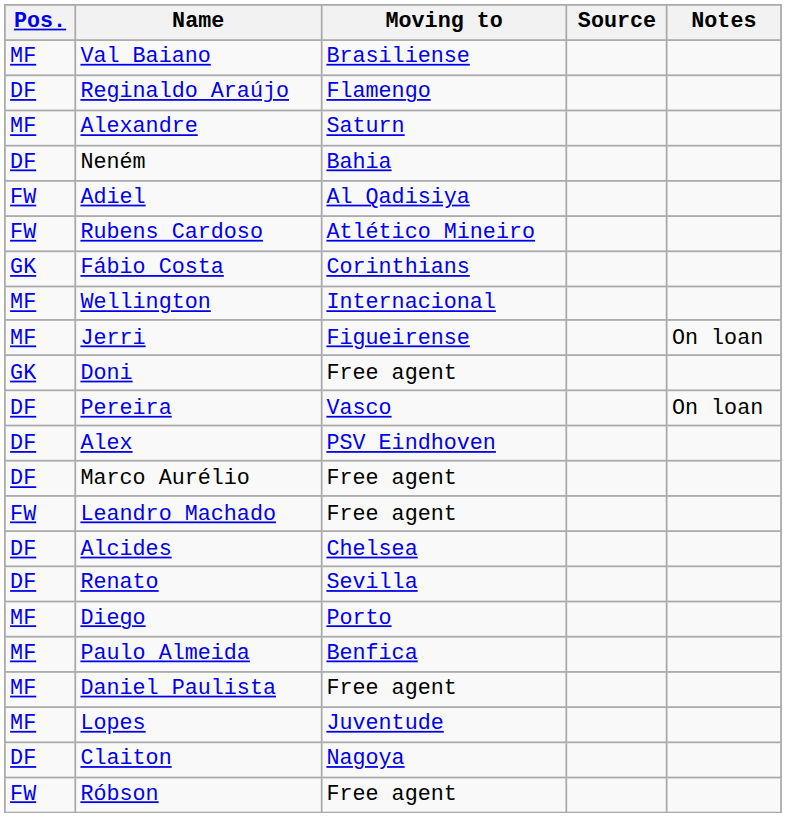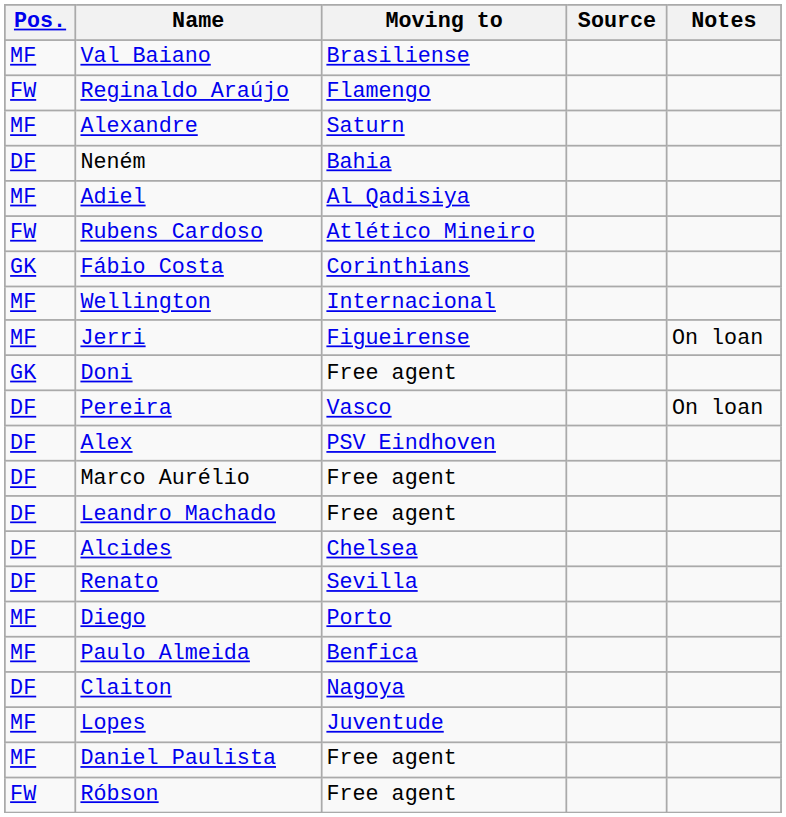(23, 93) DF -> (23, 93) FW
(23, 198) FW -> (23, 198) MF
(23, 514) FW -> (23, 514) DF
rows swapped: (126, 760) <-> (178, 689)
